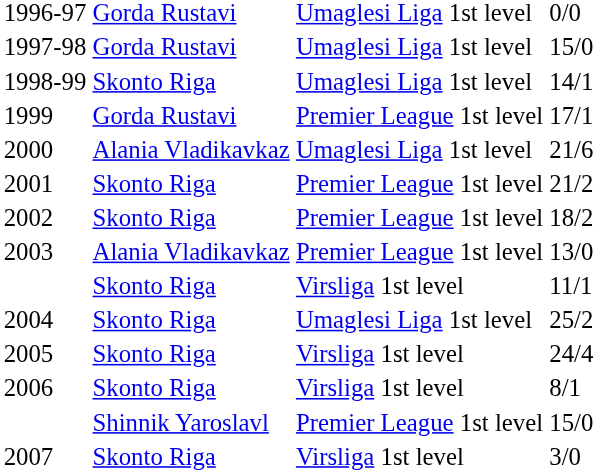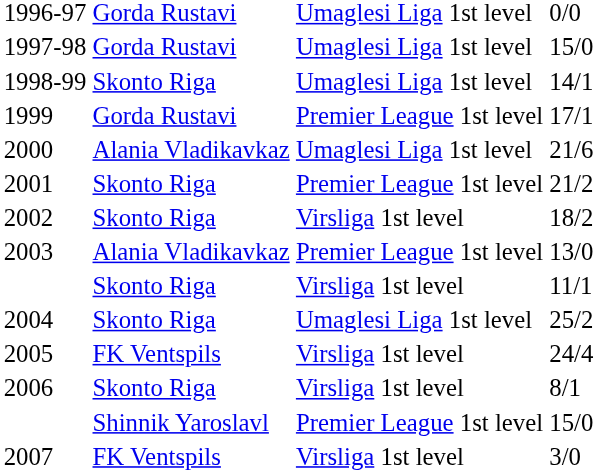(420, 217) Premier League 1st level -> (380, 217) Virsliga 1st level
(154, 354) Skonto Riga -> (157, 354) FK Ventspils
(154, 456) Skonto Riga -> (157, 456) FK Ventspils
